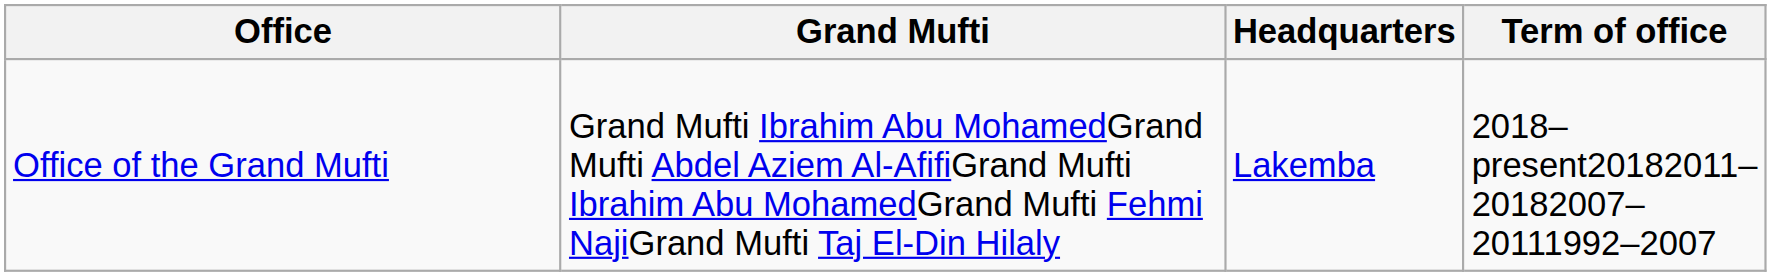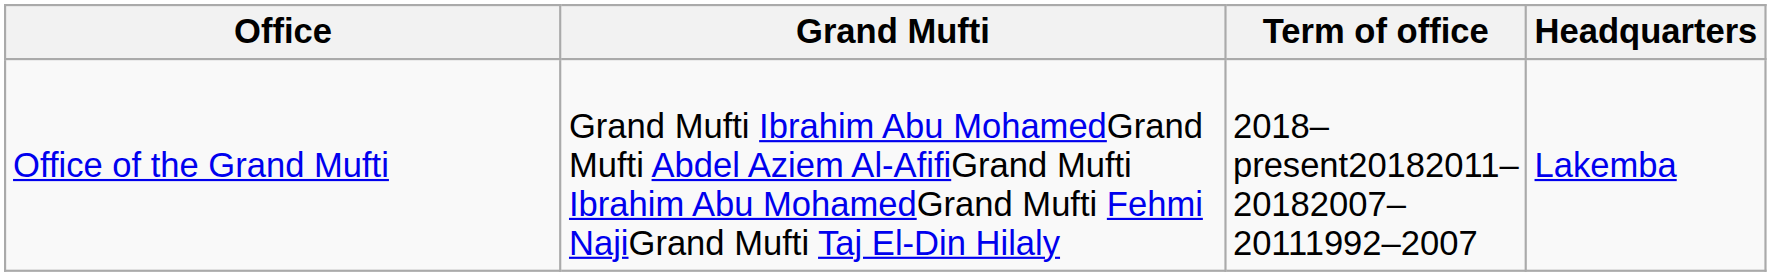columns swapped: (1614, 31) <-> (1344, 31)
